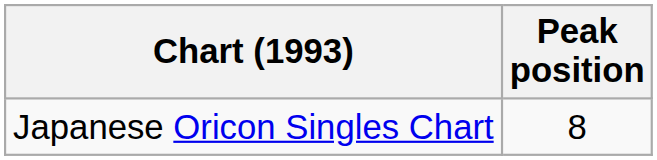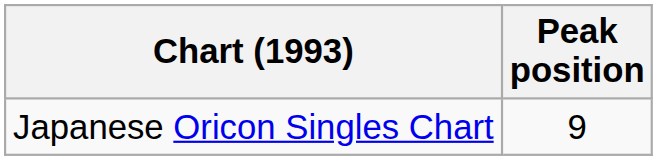(577, 126) 8 -> (577, 126) 9
